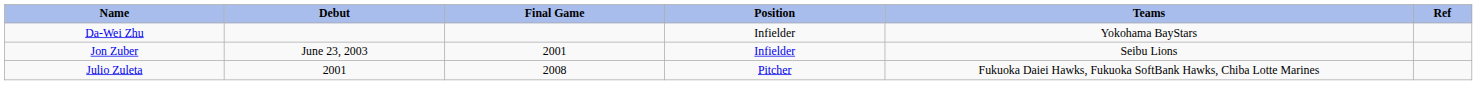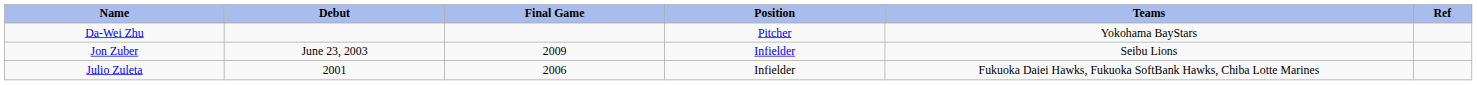(775, 32) Infielder -> (775, 32) Pitcher
(555, 51) 2001 -> (555, 51) 2009
(555, 70) 2008 -> (555, 70) 2006
(775, 70) Pitcher -> (775, 70) Infielder
